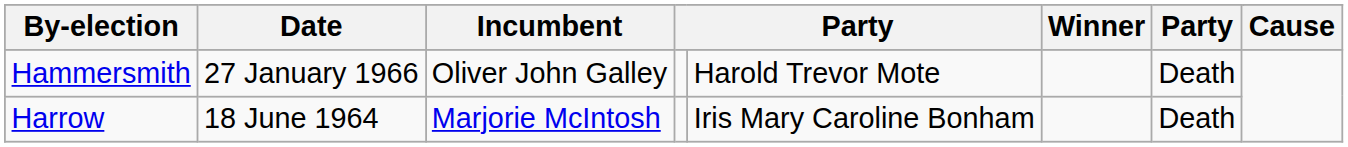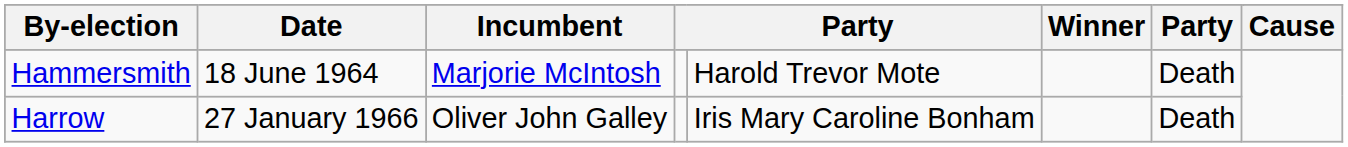(311, 73) 27 January 1966 -> (291, 73) 18 June 1964
(550, 73) Oliver John Galley -> (546, 73) Marjorie McIntosh
(291, 118) 18 June 1964 -> (311, 118) 27 January 1966
(546, 118) Marjorie McIntosh -> (550, 118) Oliver John Galley
